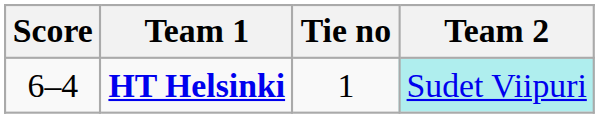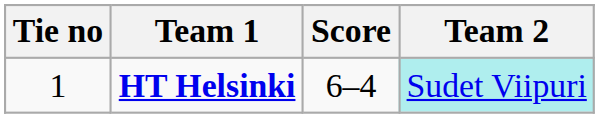columns swapped: (346, 31) <-> (53, 31)
